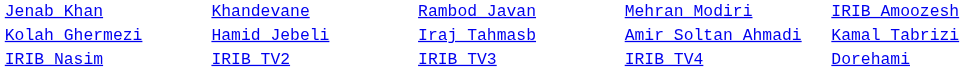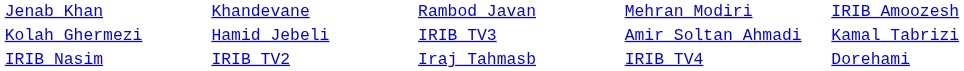(477, 35) Iraj Tahmasb -> (457, 35) IRIB TV3
(457, 59) IRIB TV3 -> (477, 59) Iraj Tahmasb
